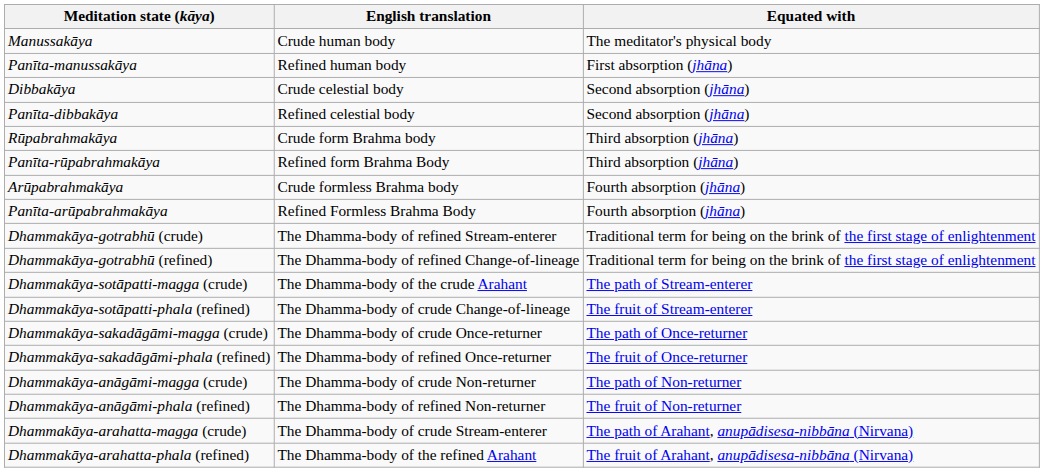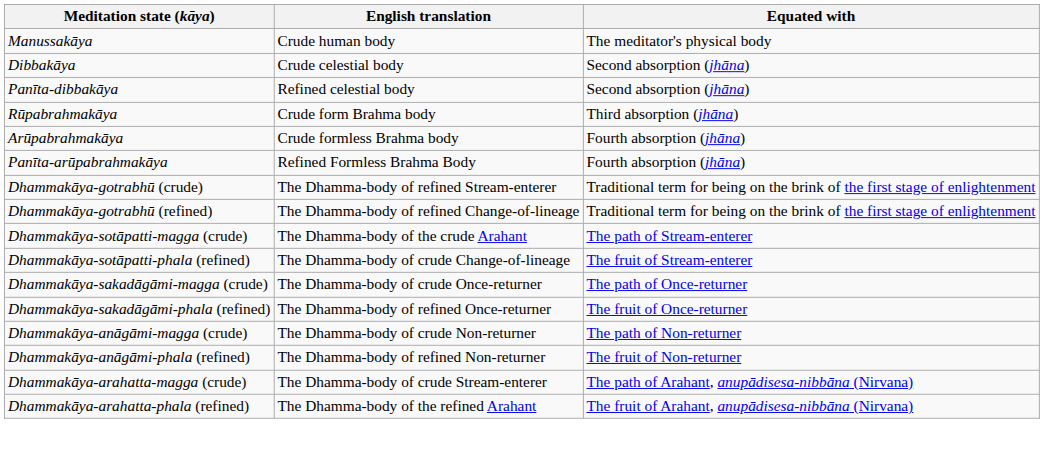- row: (72, 65)
- row: (84, 162)
